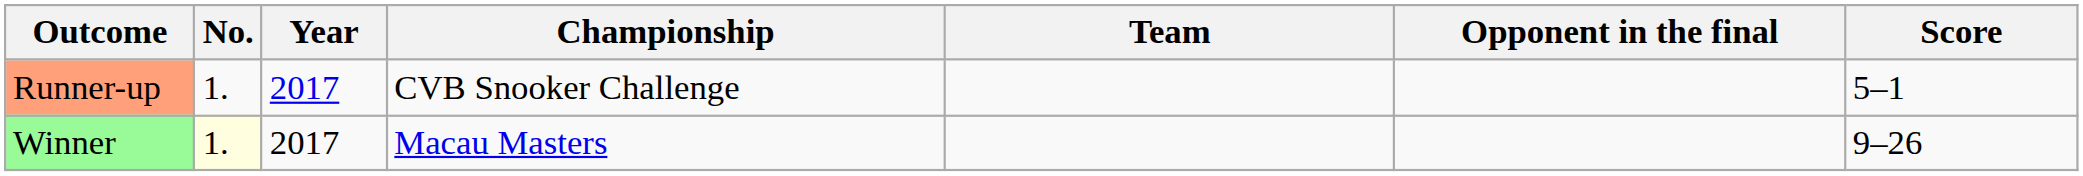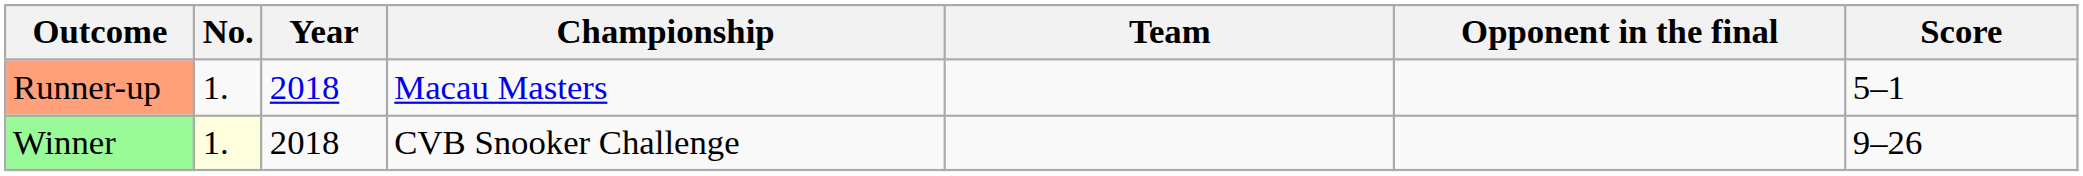(305, 87) 2017 -> (305, 87) 2018
(567, 87) CVB Snooker Challenge -> (501, 87) Macau Masters
(305, 142) 2017 -> (305, 142) 2018
(501, 142) Macau Masters -> (567, 142) CVB Snooker Challenge
